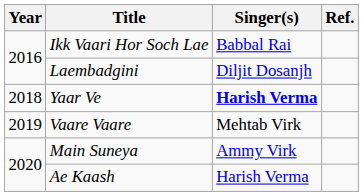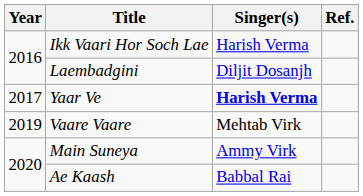(254, 44) Babbal Rai -> (262, 44) Harish Verma
(25, 97) 2018 -> (25, 97) 2017
(262, 177) Harish Verma -> (254, 177) Babbal Rai
